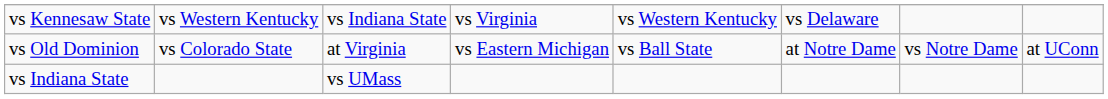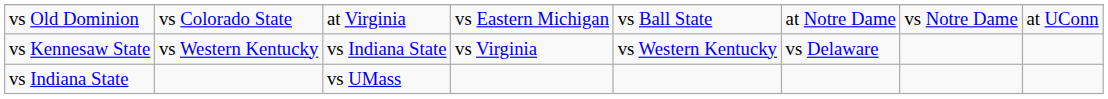rows swapped: (74, 49) <-> (80, 19)
